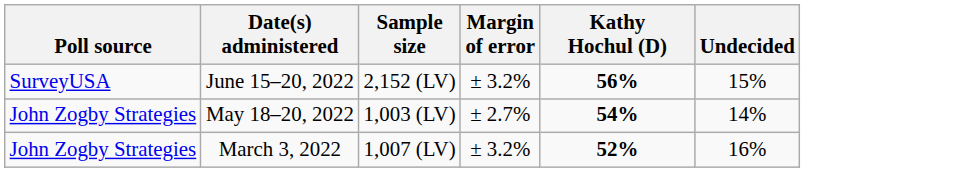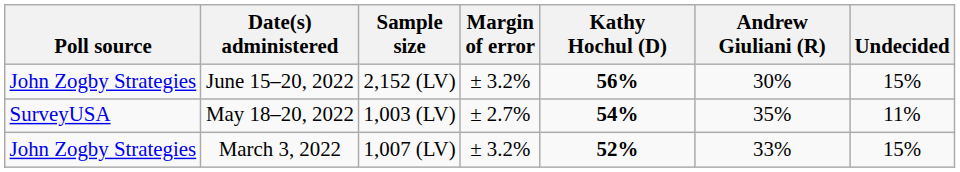+ column: (772, 34)
(60, 81) SurveyUSA -> (103, 81) John Zogby Strategies
(103, 115) John Zogby Strategies -> (60, 115) SurveyUSA
(747, 115) 14% -> (902, 115) 11%
(747, 150) 16% -> (902, 150) 15%
